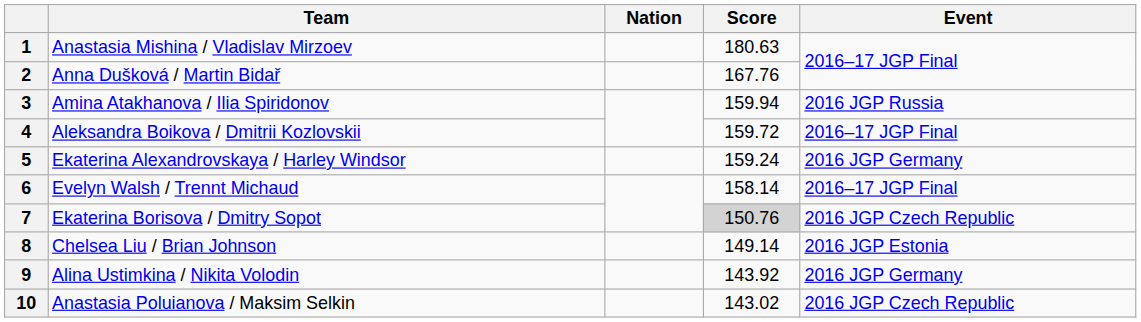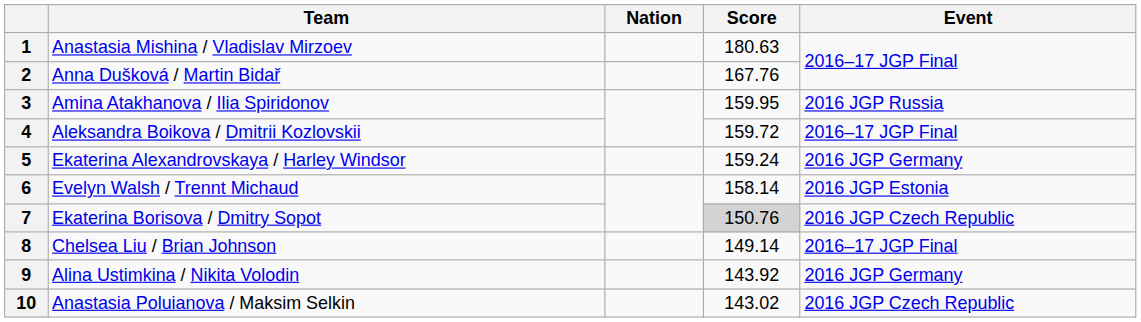(752, 103) 159.94 -> (752, 103) 159.95
(881, 189) 2016–17 JGP Final -> (876, 189) 2016 JGP Estonia
(876, 246) 2016 JGP Estonia -> (881, 246) 2016–17 JGP Final
